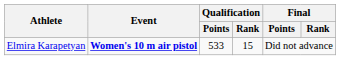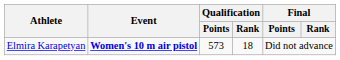(216, 46) 533 -> (216, 46) 573
(248, 46) 15 -> (248, 46) 18
